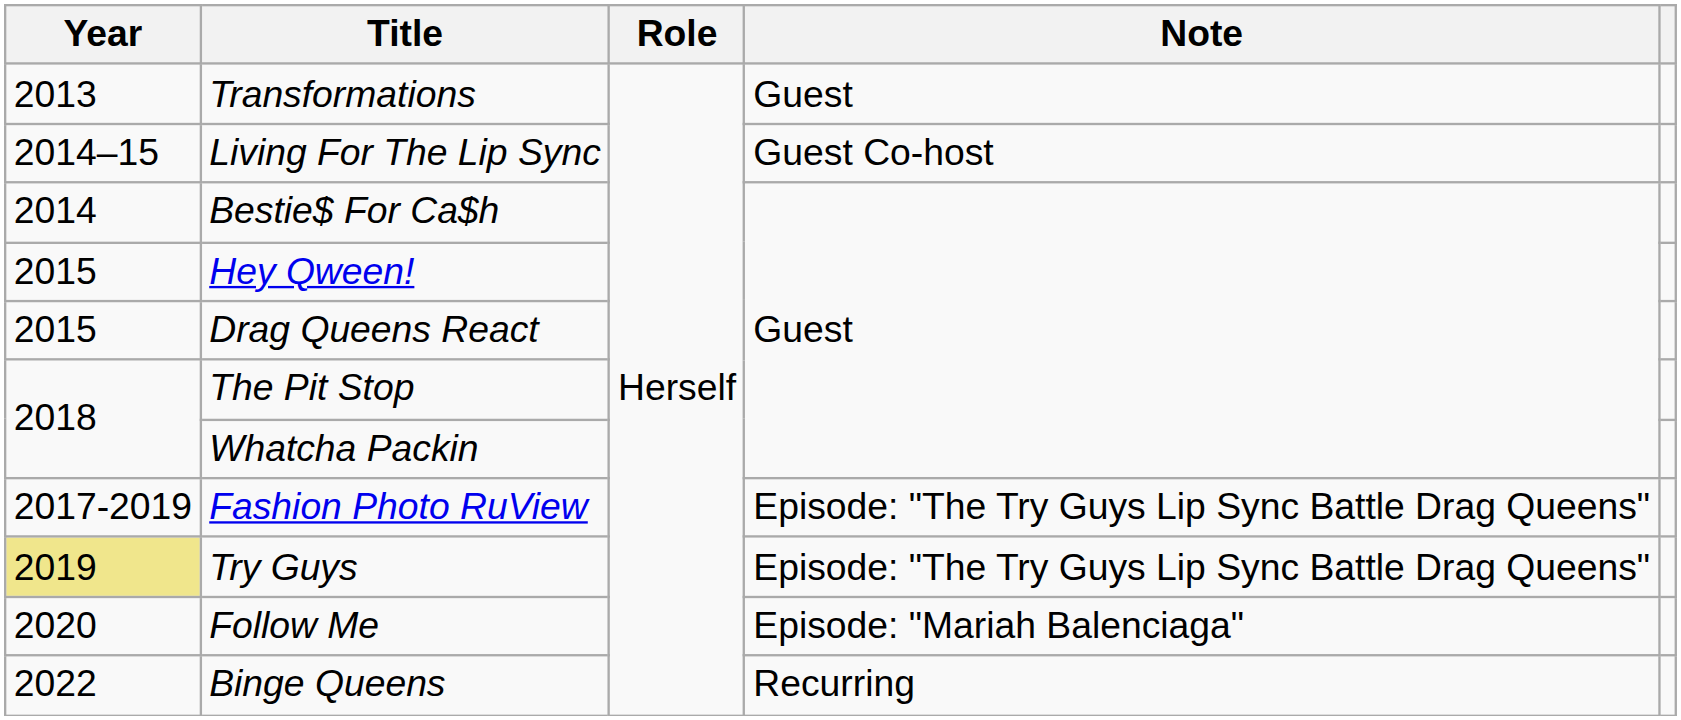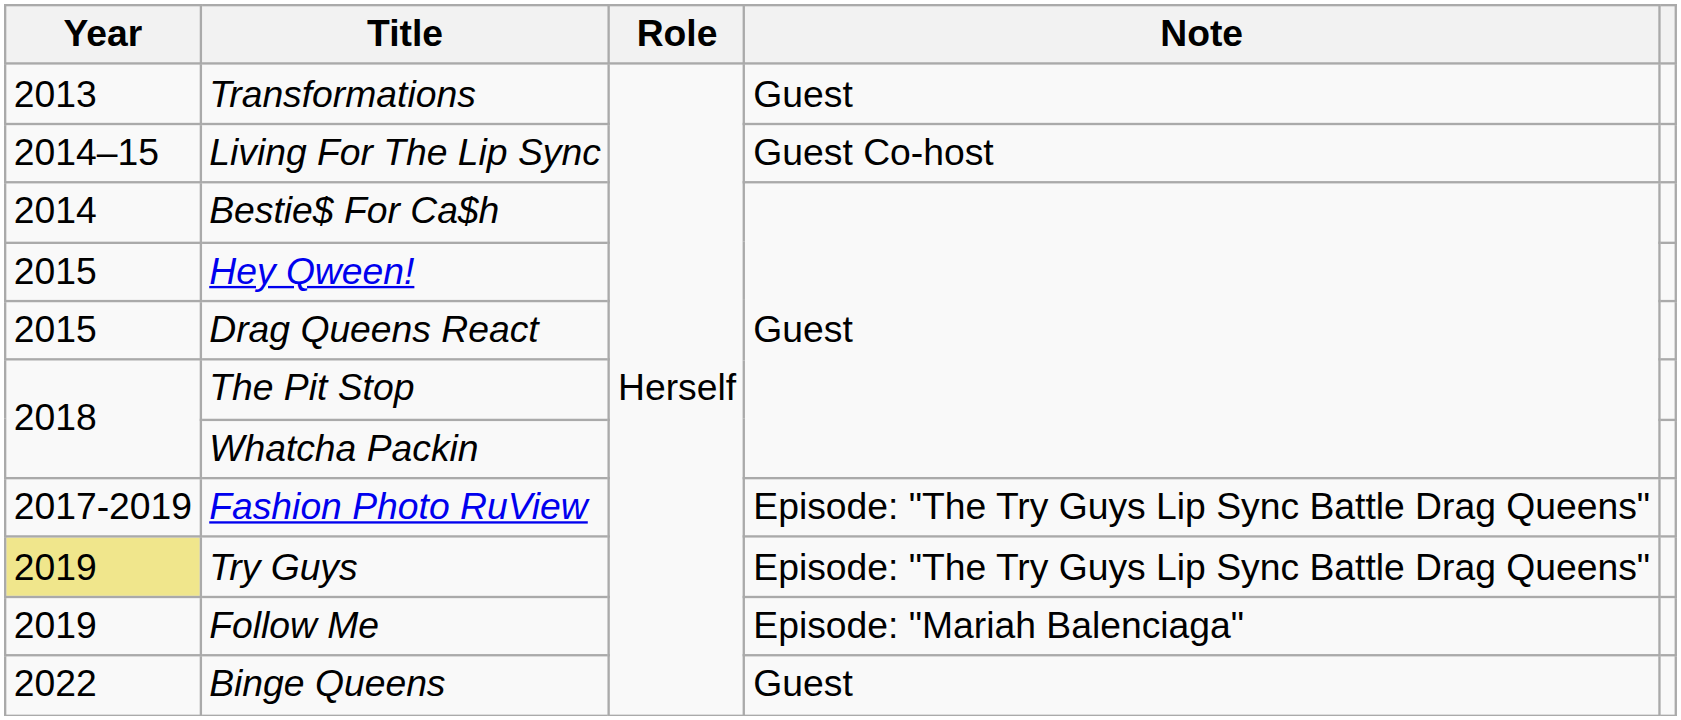(55, 625) 2020 -> (55, 625) 2019
(834, 684) Recurring -> (803, 684) Guest
